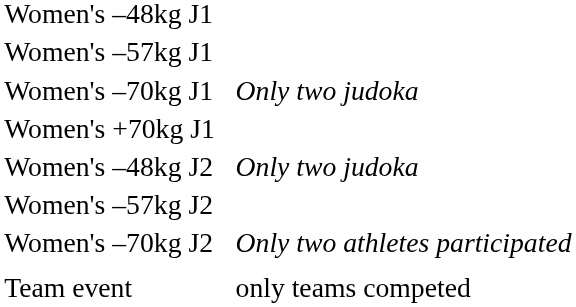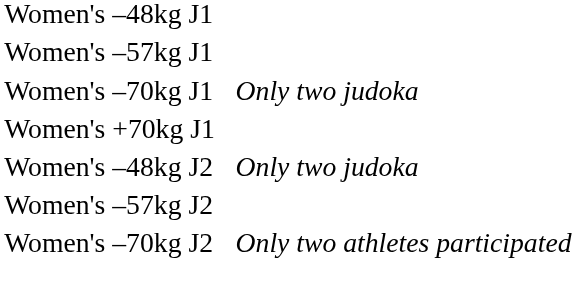- row: (68, 287)
